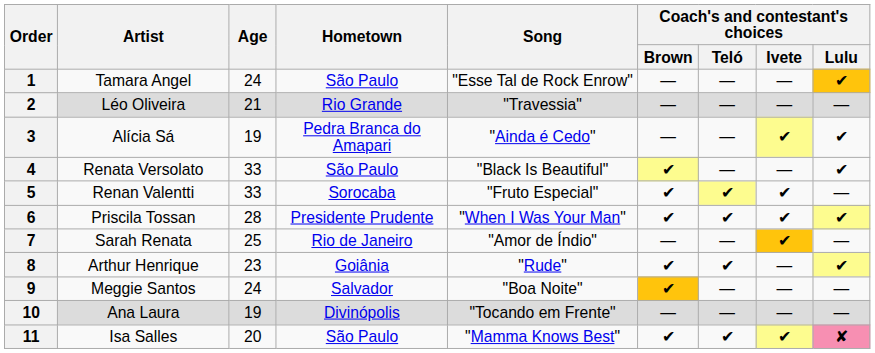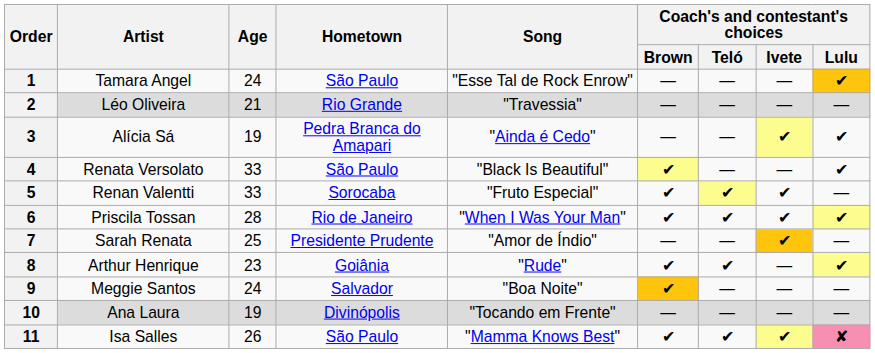(362, 217) Presidente Prudente -> (362, 217) Rio de Janeiro
(362, 241) Rio de Janeiro -> (362, 241) Presidente Prudente
(253, 336) 20 -> (253, 336) 26
